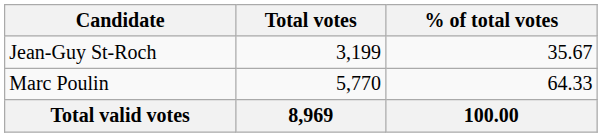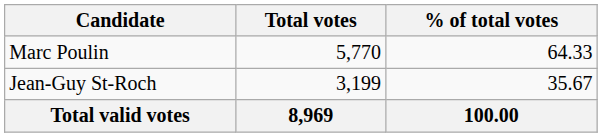rows swapped: (59, 83) <-> (83, 52)
